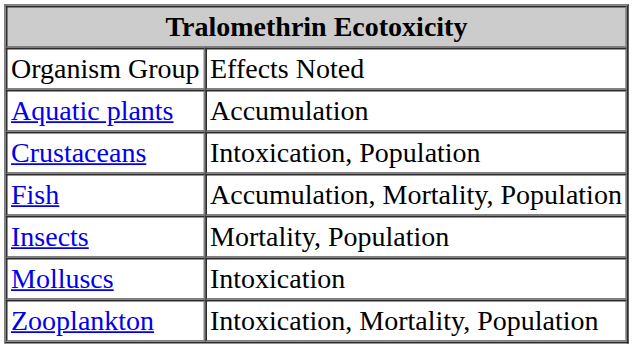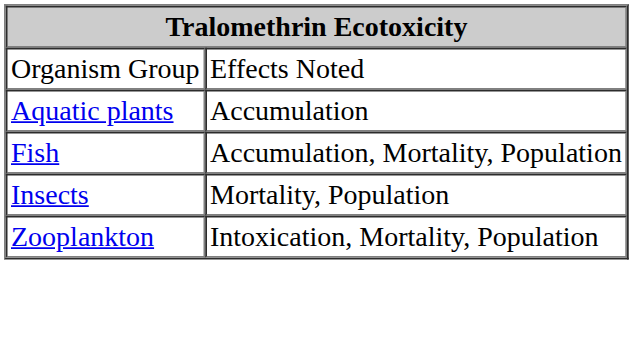- row: (79, 152)
- row: (62, 278)
